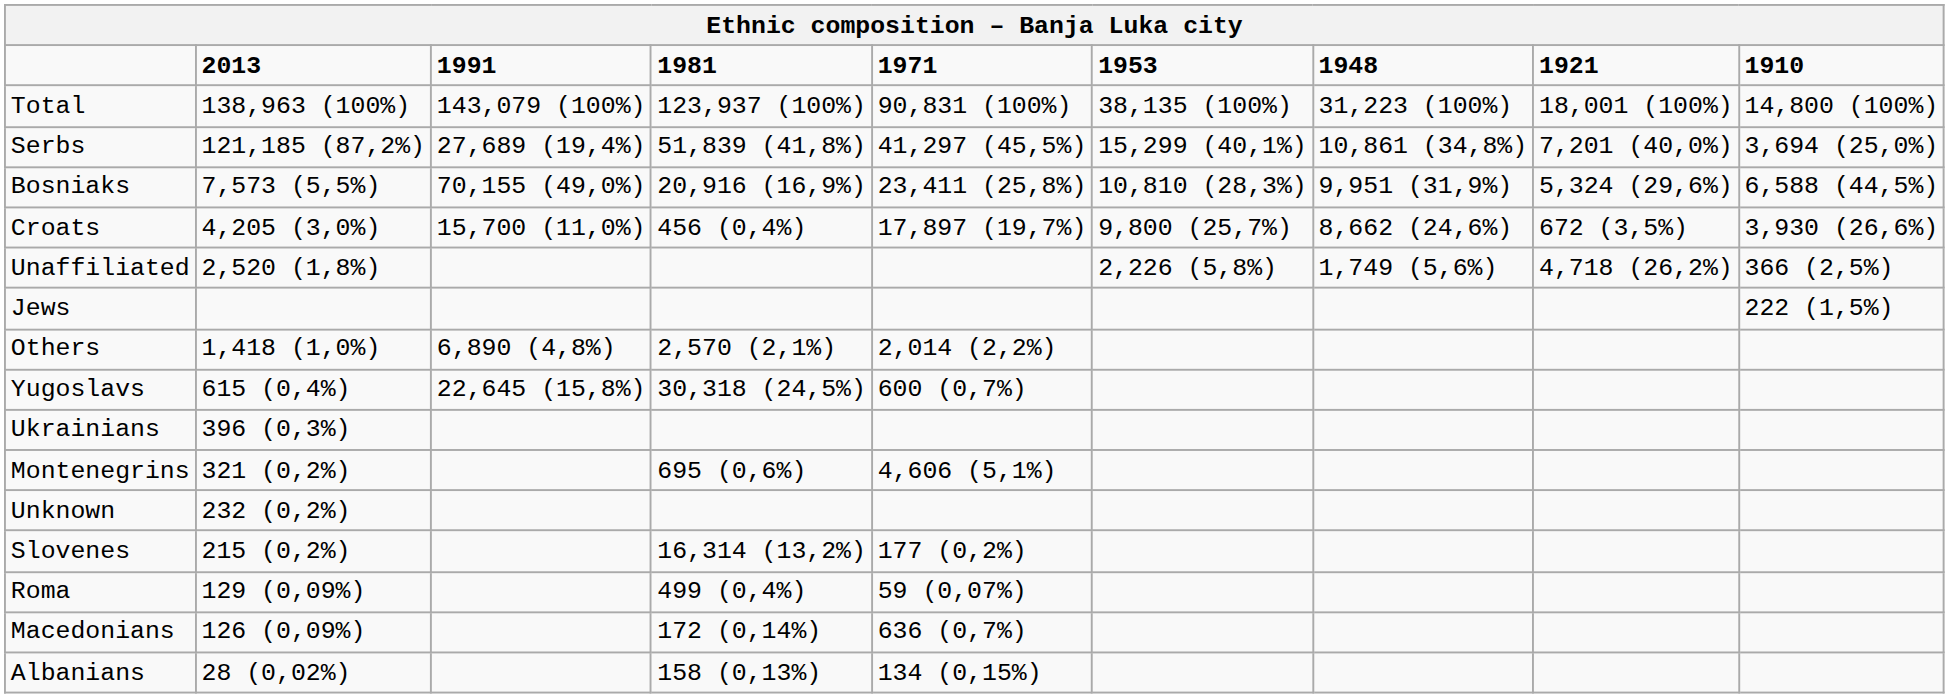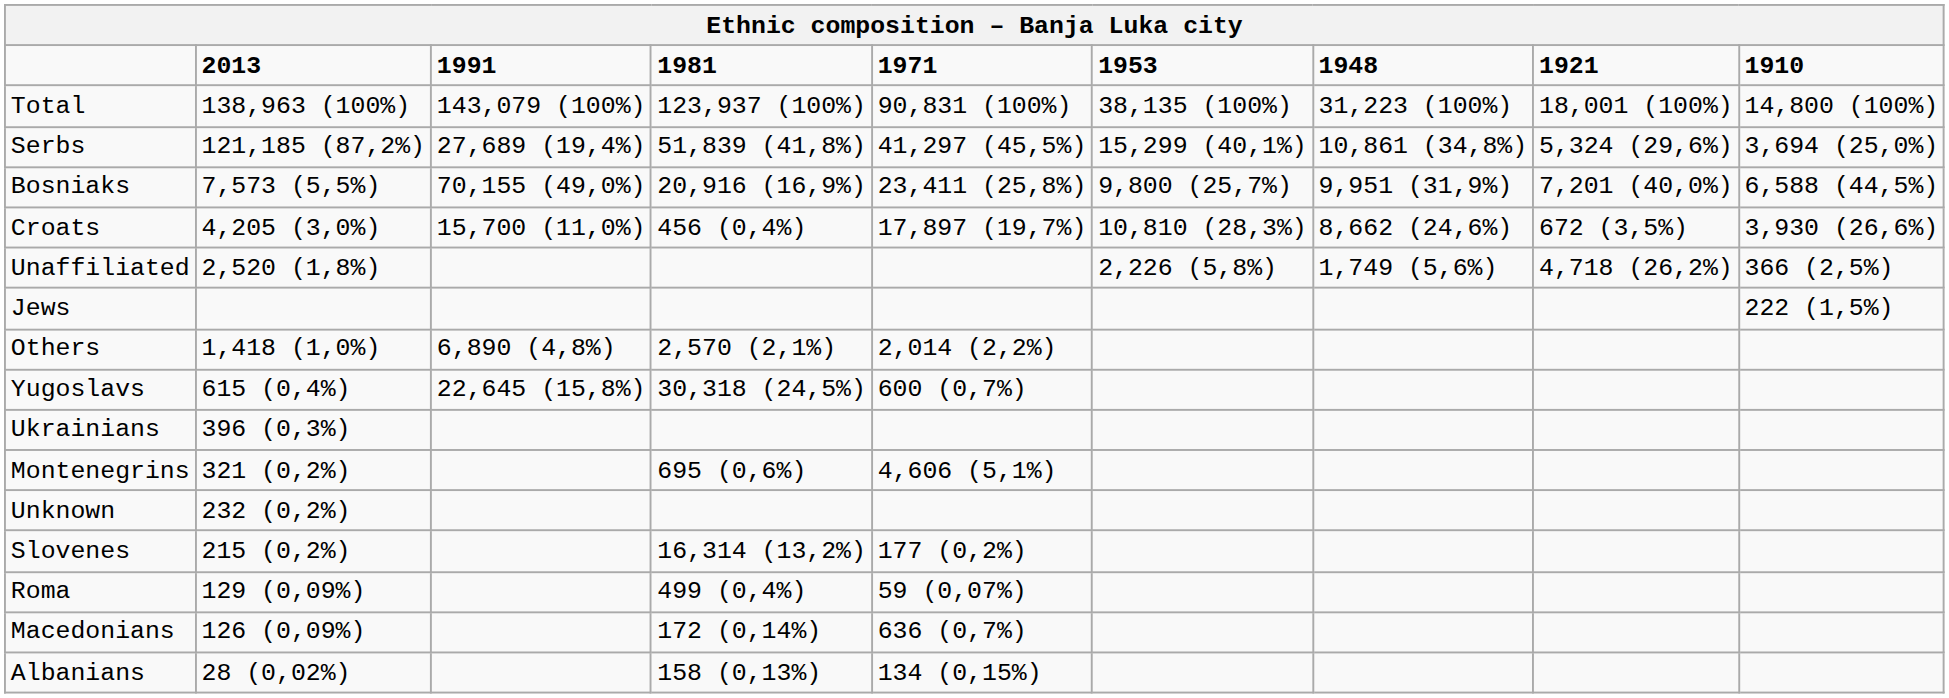(1636, 147) 7,201 (40,0%) -> (1636, 147) 5,324 (29,6%)
(1202, 187) 10,810 (28,3%) -> (1195, 187) 9,800 (25,7%)
(1636, 187) 5,324 (29,6%) -> (1636, 187) 7,201 (40,0%)
(1195, 228) 9,800 (25,7%) -> (1202, 228) 10,810 (28,3%)
